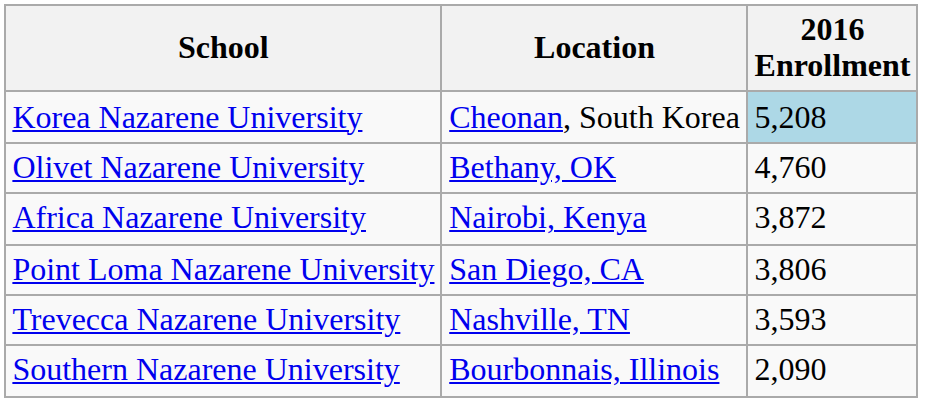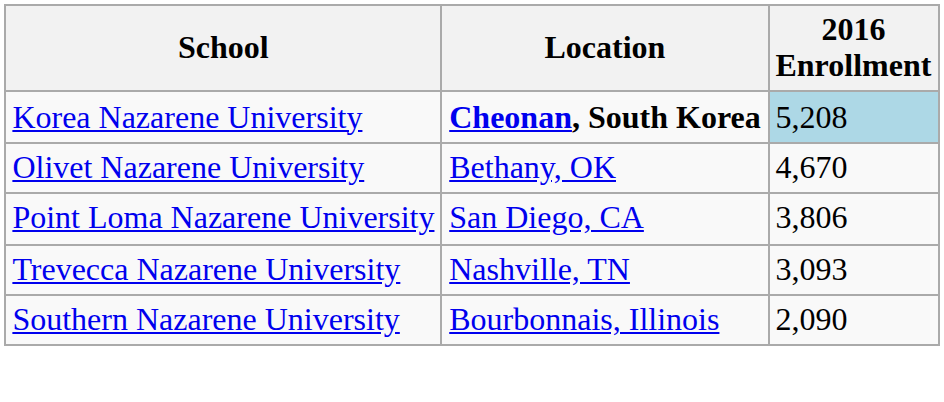(595, 116) normal -> (605, 116) bold
(791, 167) 4,760 -> (811, 167) 4,670
- row: (189, 218)
(791, 319) 3,593 -> (811, 268) 3,093
